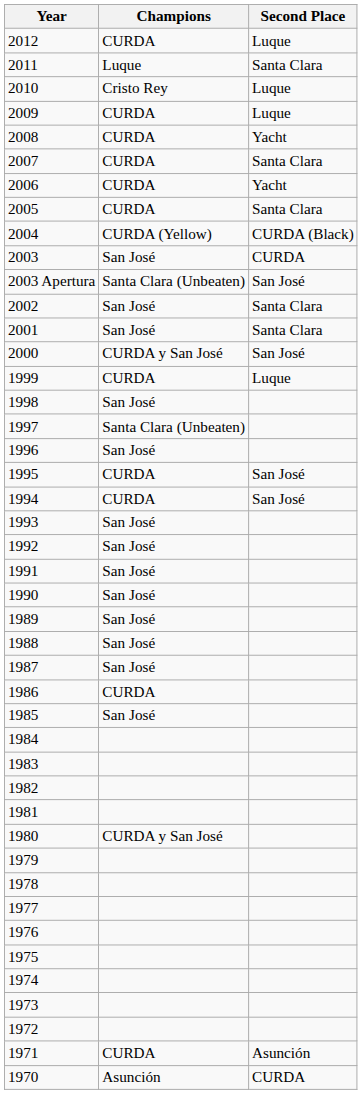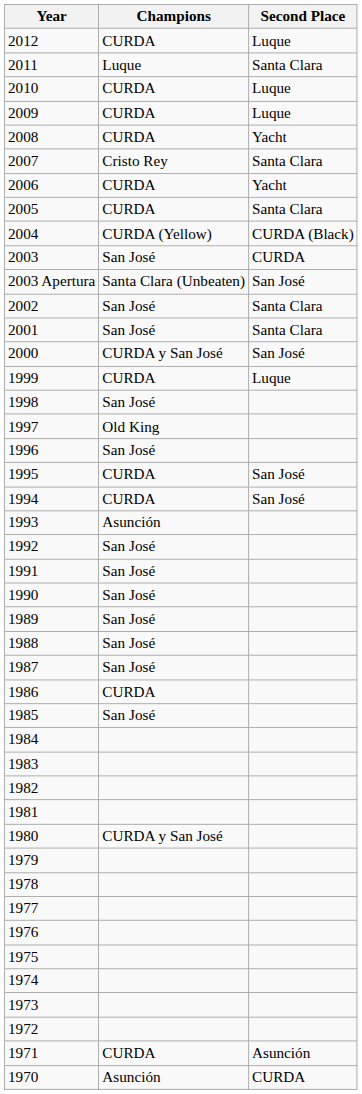(135, 88) Cristo Rey -> (129, 88) CURDA
(129, 161) CURDA -> (135, 161) Cristo Rey
(174, 426) Santa Clara (Unbeaten) -> (131, 426) Old King
(129, 522) San José -> (132, 522) Asunción
